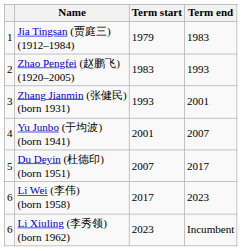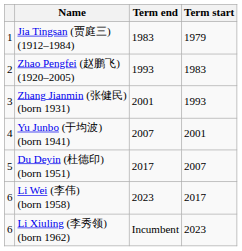columns swapped: (157, 13) <-> (211, 13)
